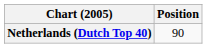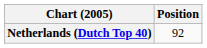(178, 33) 90 -> (178, 33) 92
